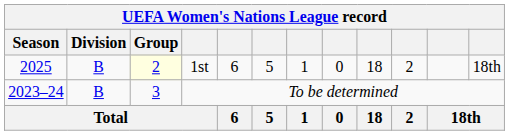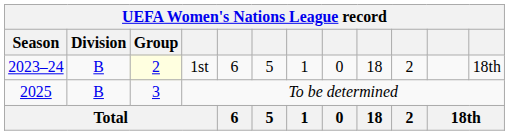(36, 67) 2025 -> (36, 67) 2023–24
(36, 92) 2023–24 -> (36, 92) 2025
